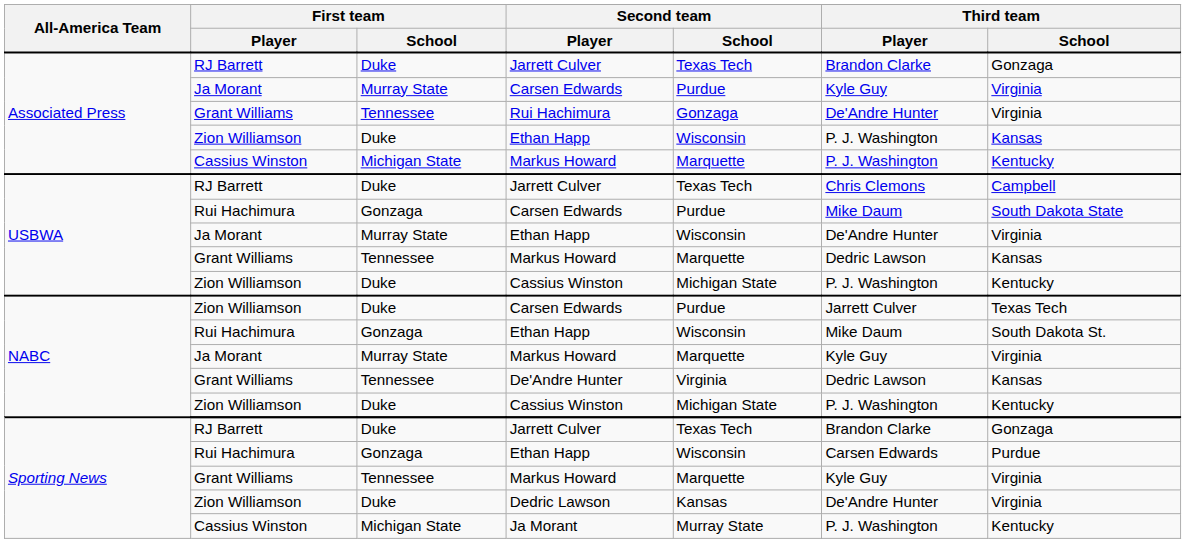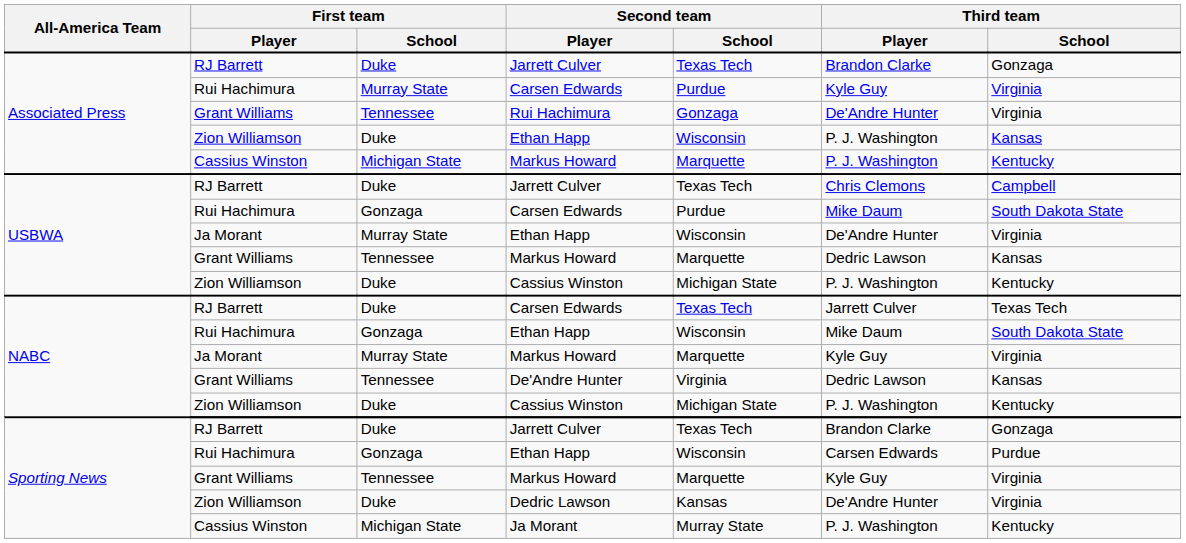(228, 89) Ja Morant -> (244, 89) Rui Hachimura
(248, 308) Zion Williamson -> (228, 308) RJ Barrett
(701, 308) Purdue -> (714, 308) Texas Tech
(1049, 332) South Dakota St. -> (1057, 332) South Dakota State
